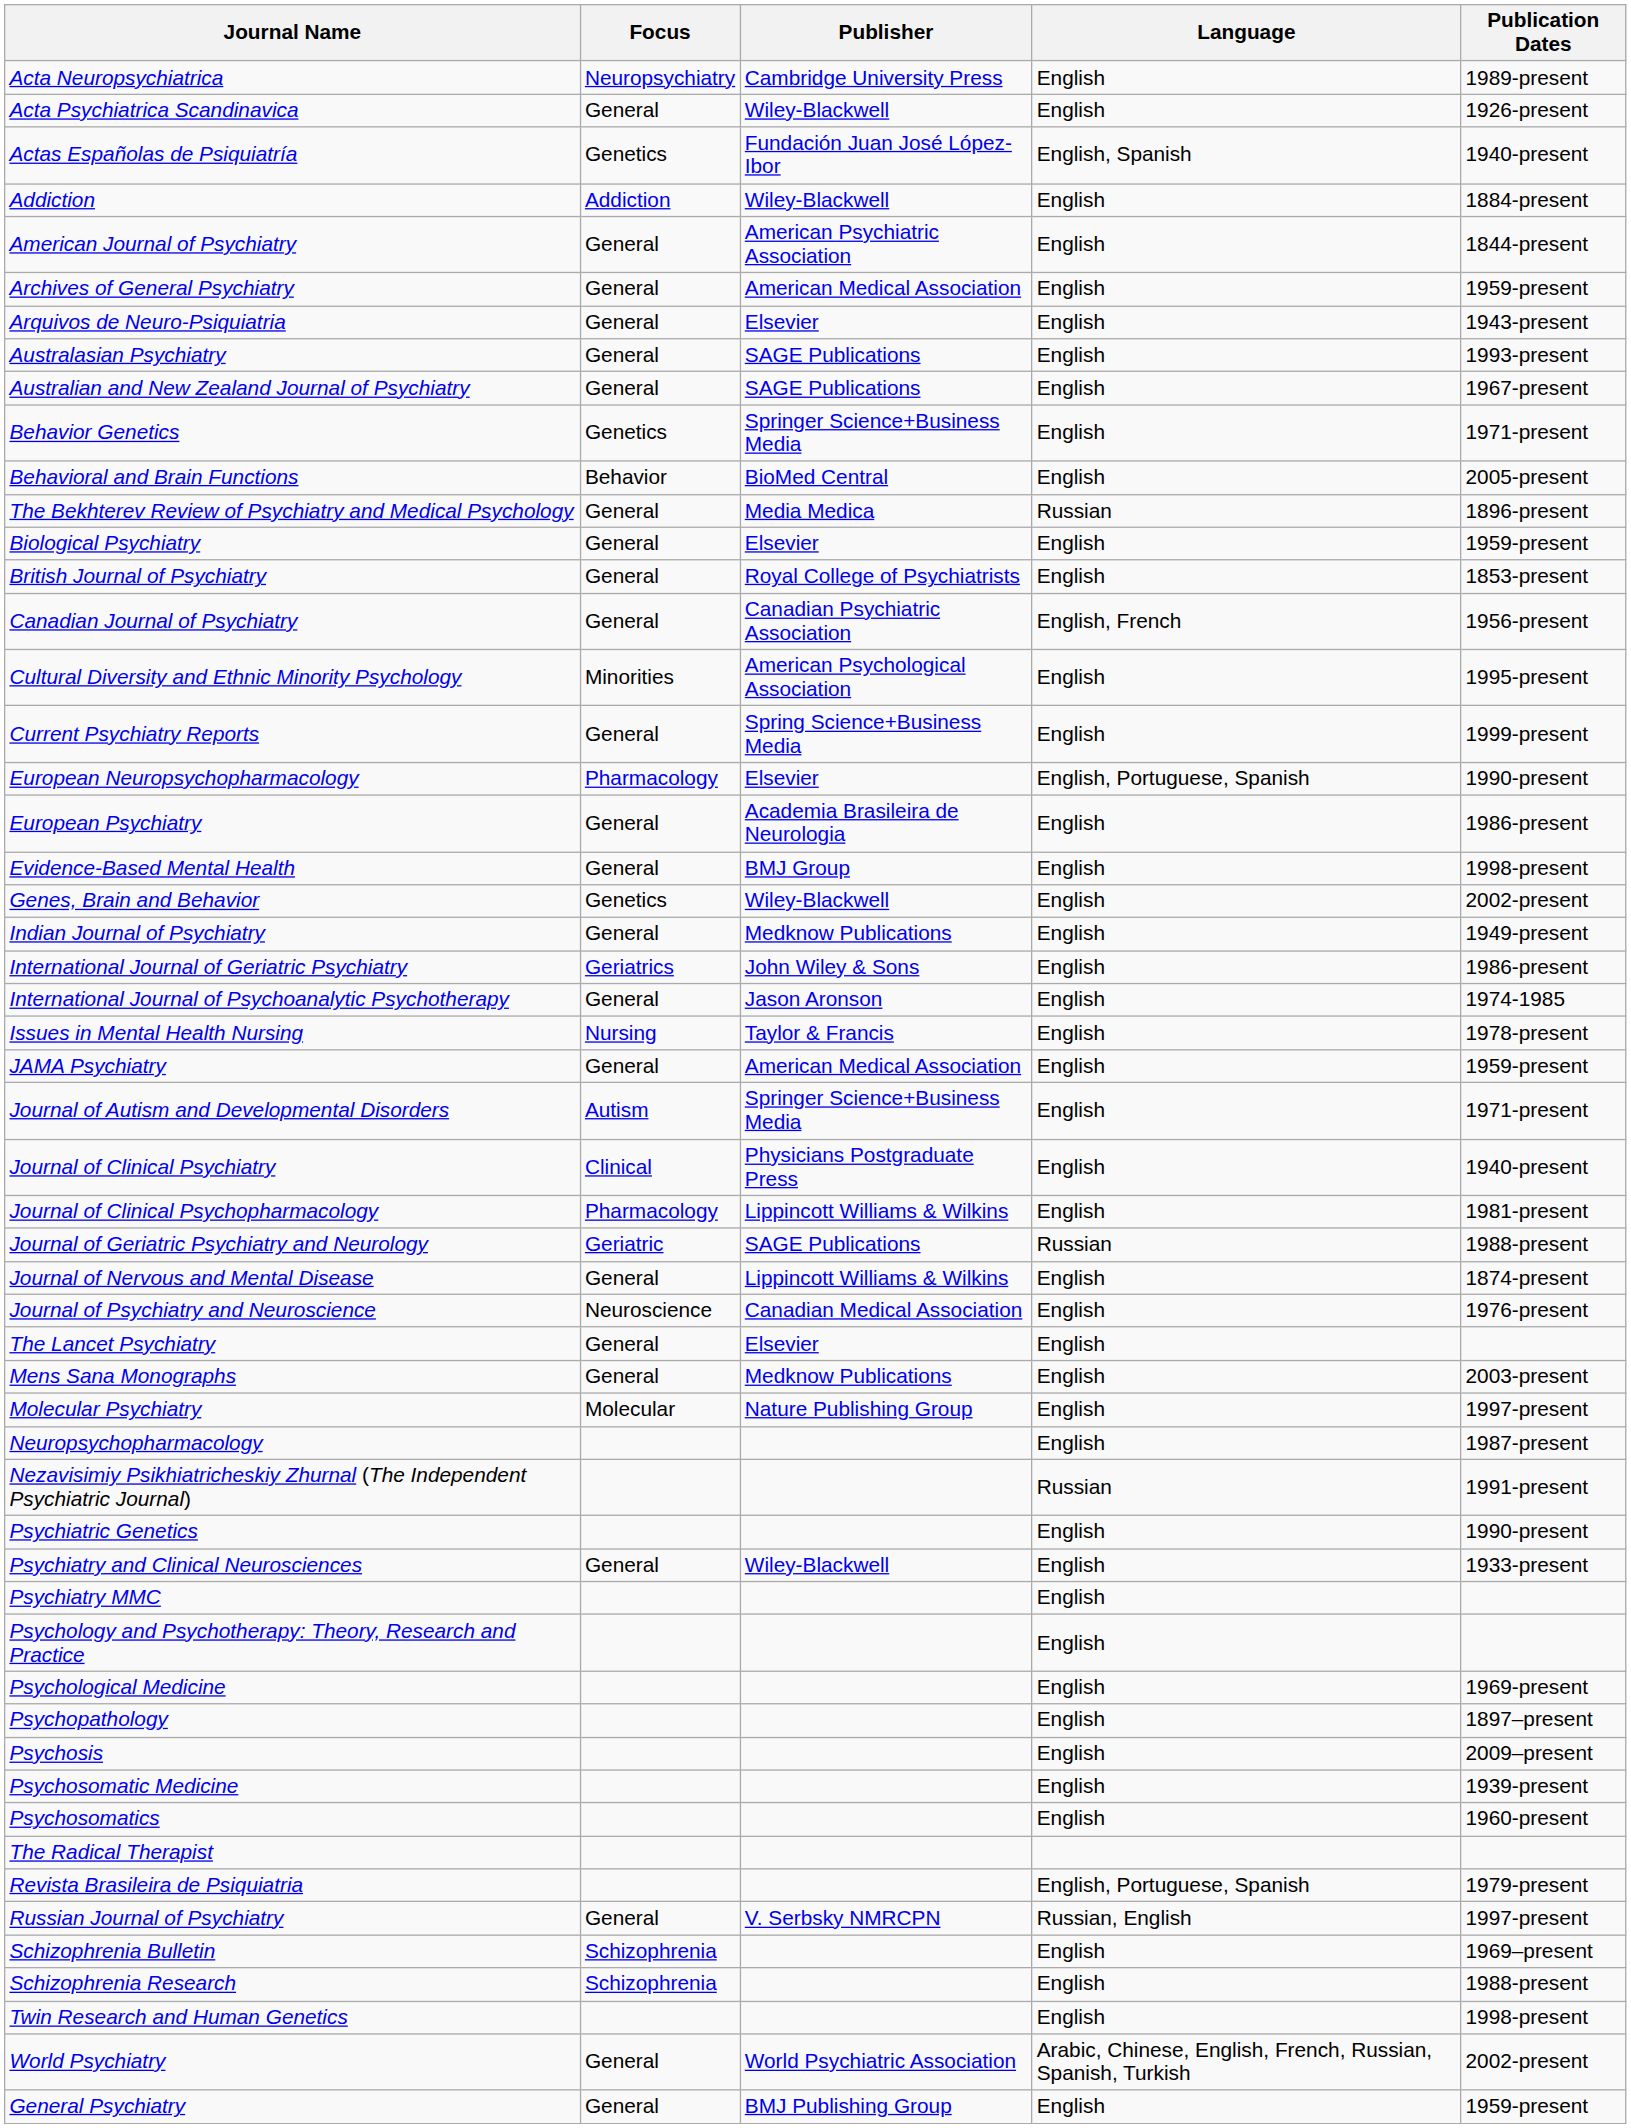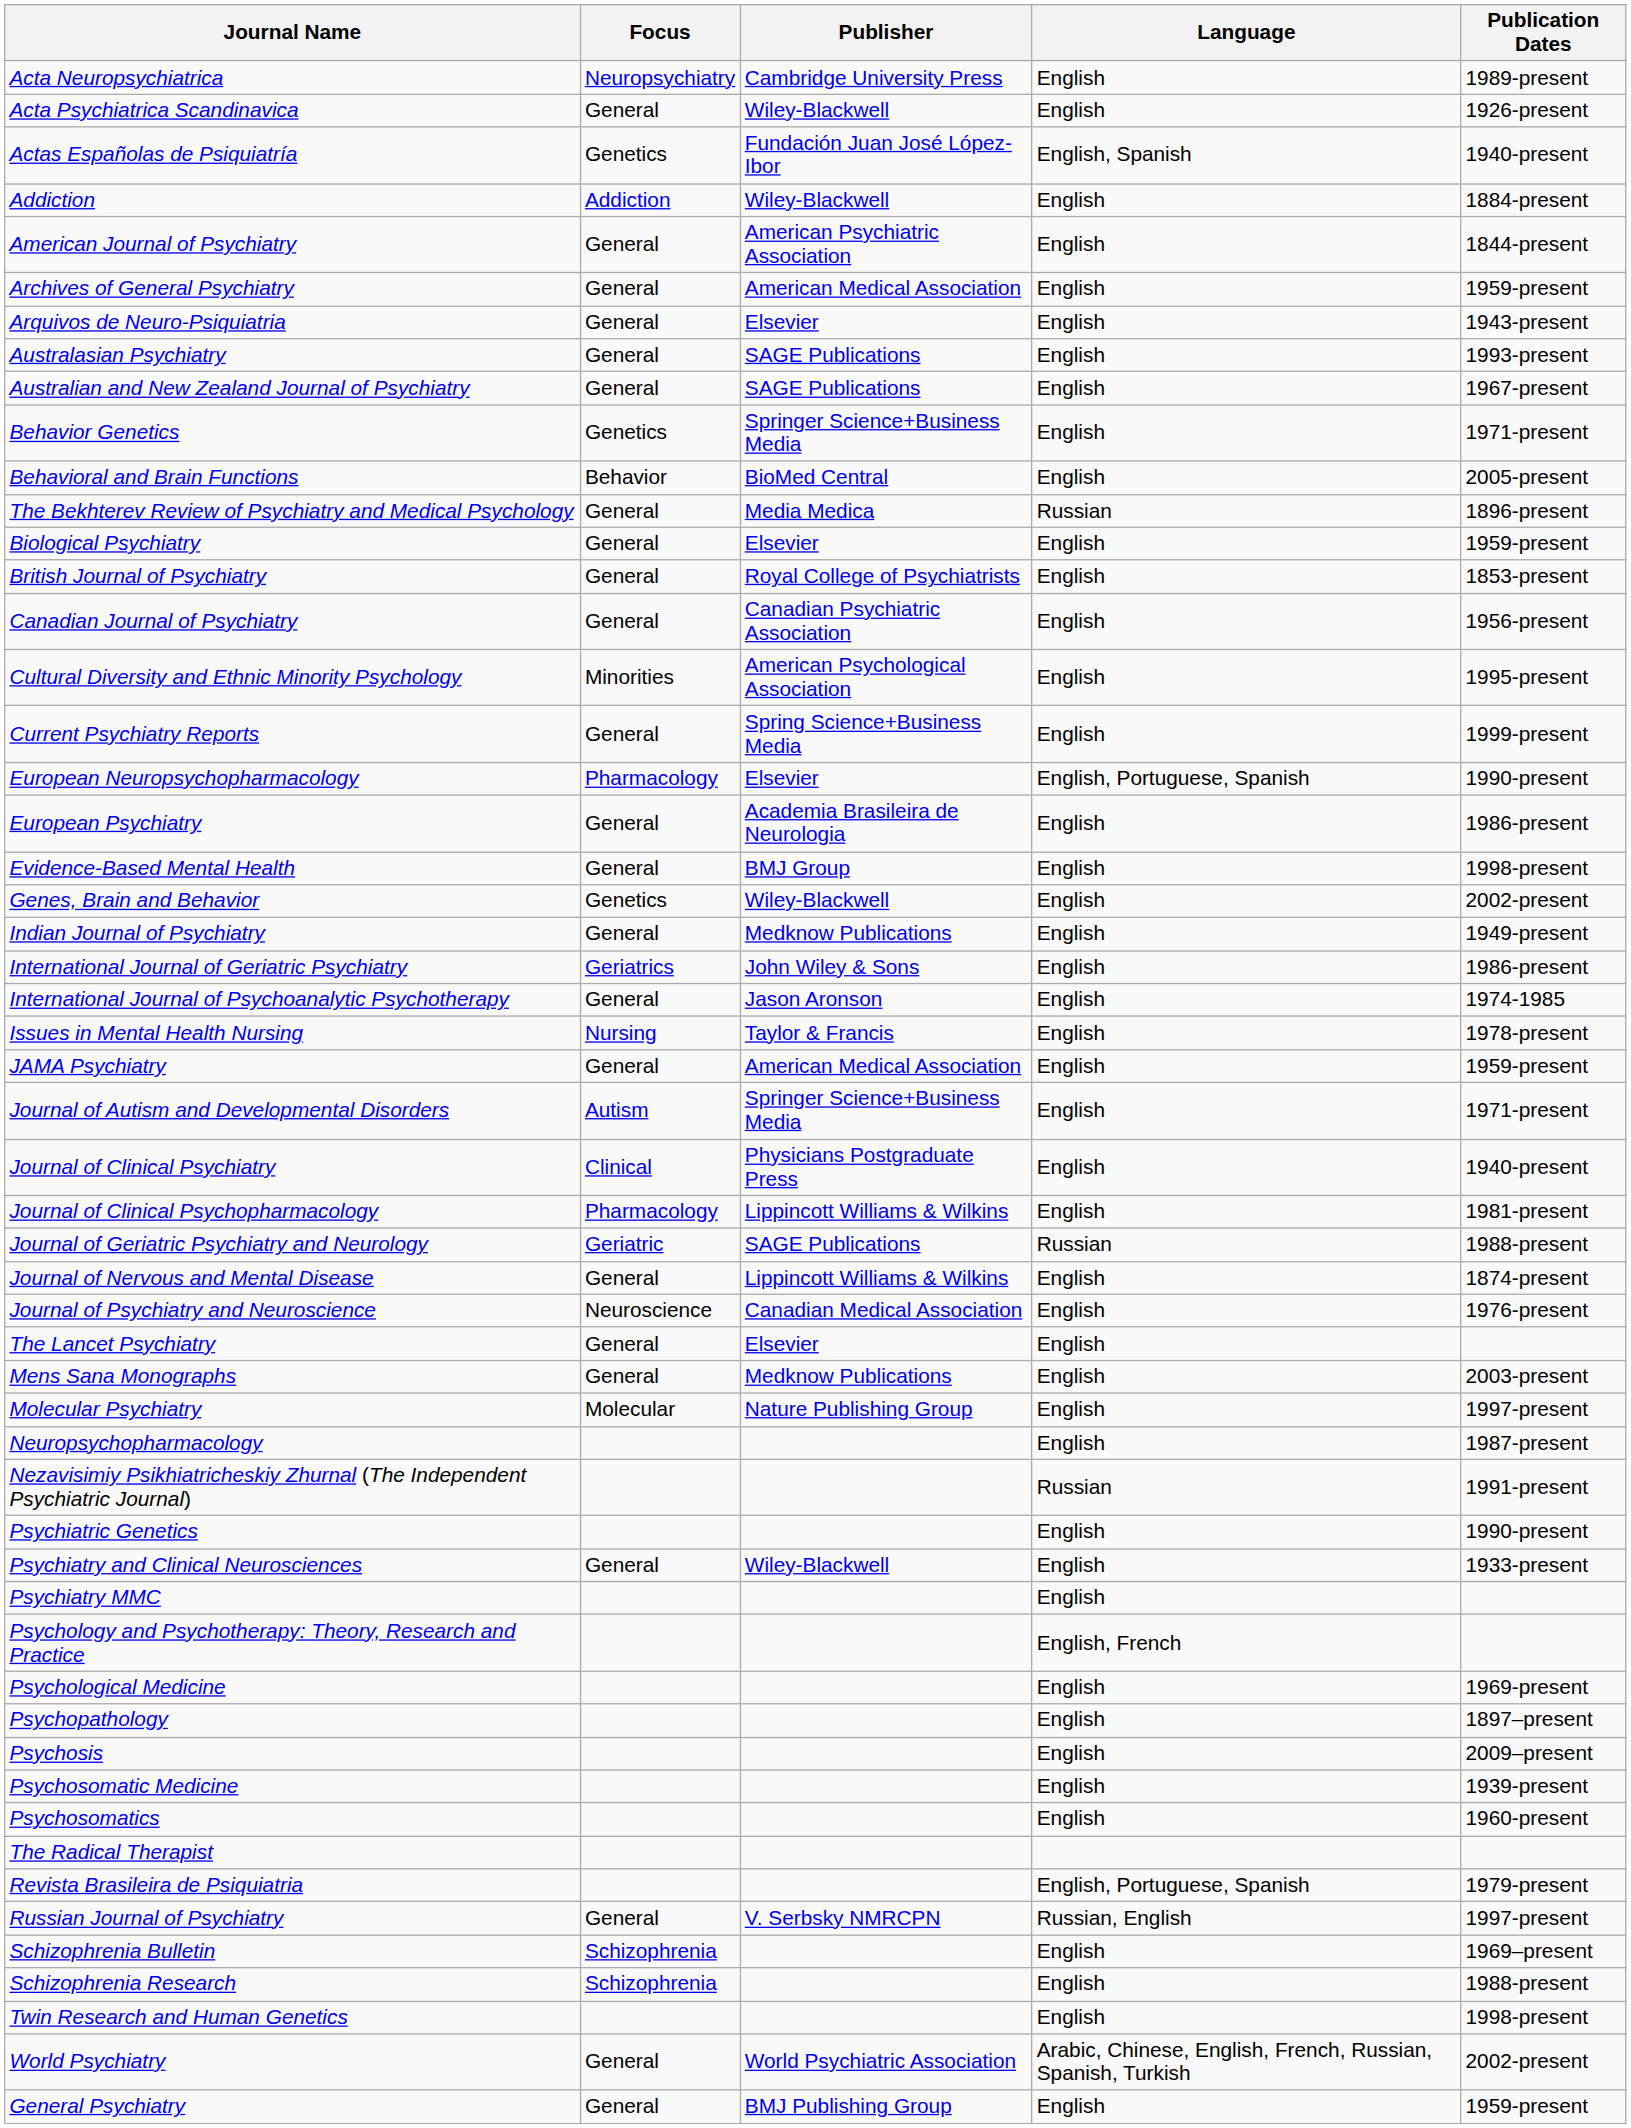(1109, 621) English, French -> (1071, 621) English
(1071, 1642) English -> (1109, 1642) English, French
